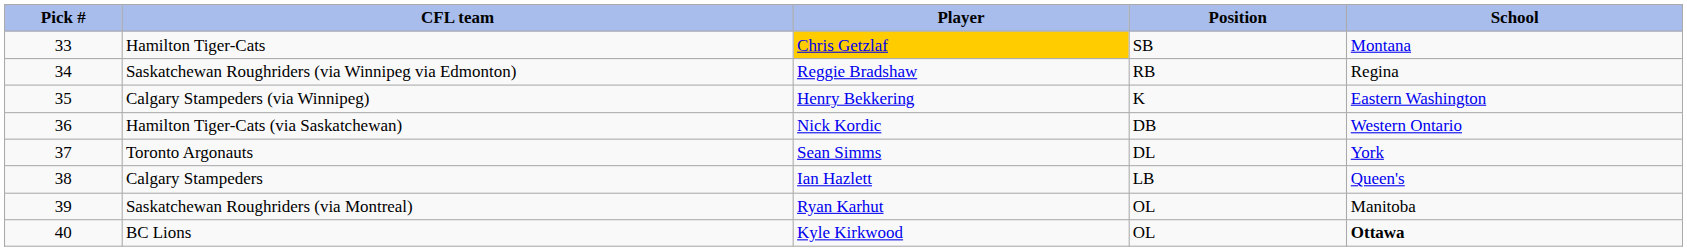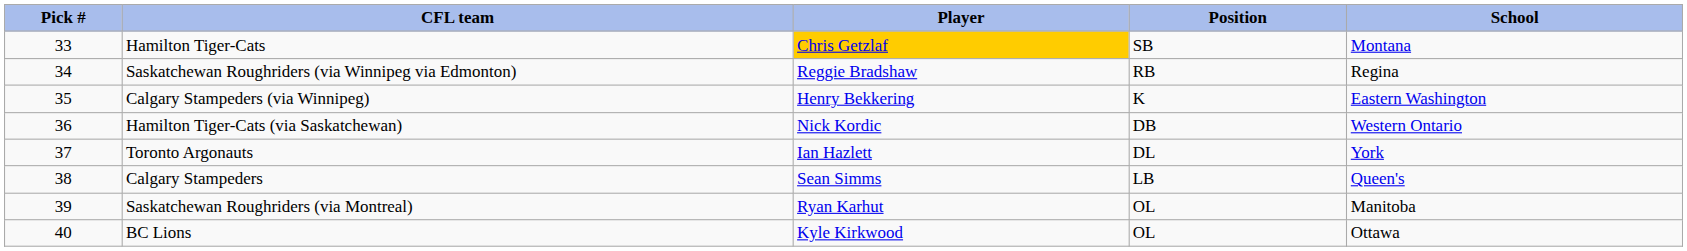(839, 152) Sean Simms -> (835, 152) Ian Hazlett
(835, 179) Ian Hazlett -> (839, 179) Sean Simms
(1378, 233) bold -> (1375, 233) normal
